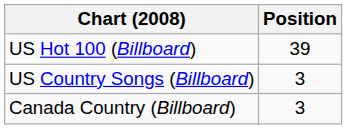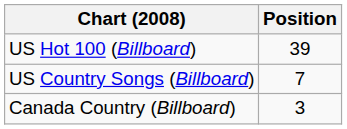(300, 78) 3 -> (300, 78) 7
